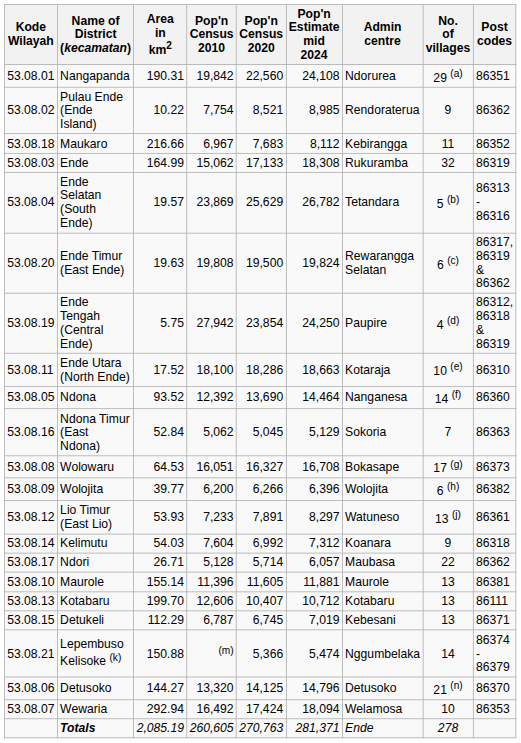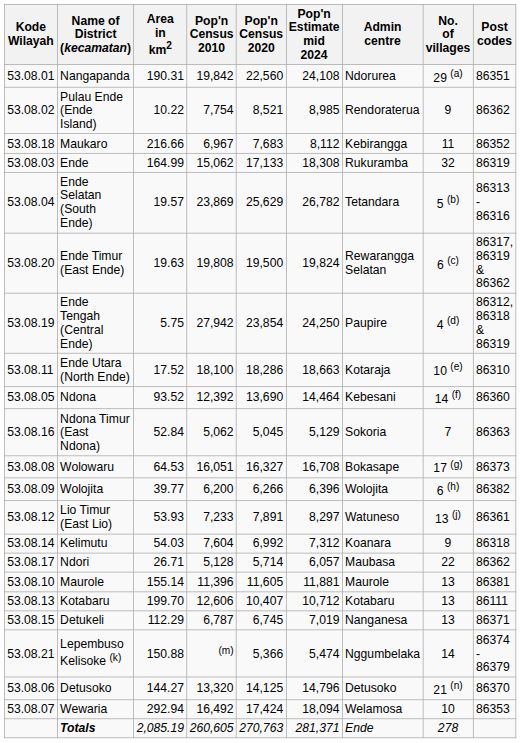(376, 397) Nanganesa -> (370, 397) Kebesani
(370, 620) Kebesani -> (376, 620) Nanganesa
